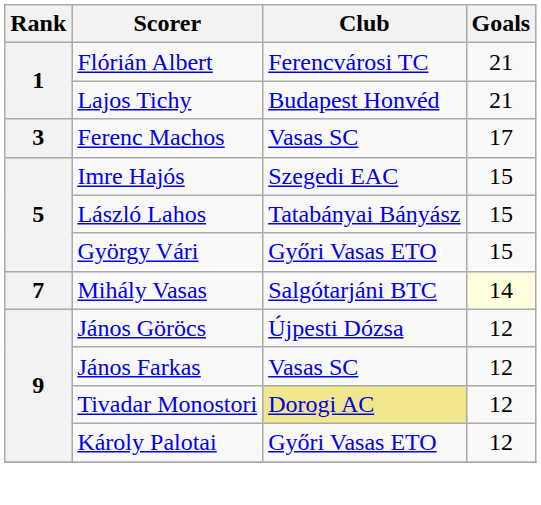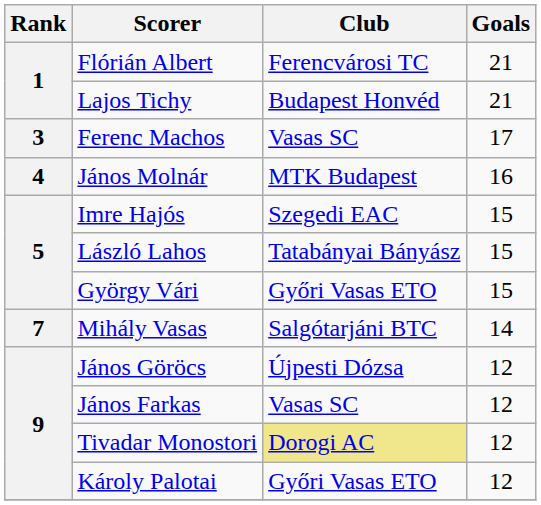+ row: (142, 175)
(501, 289) lightyellow background -> (501, 328) no background
